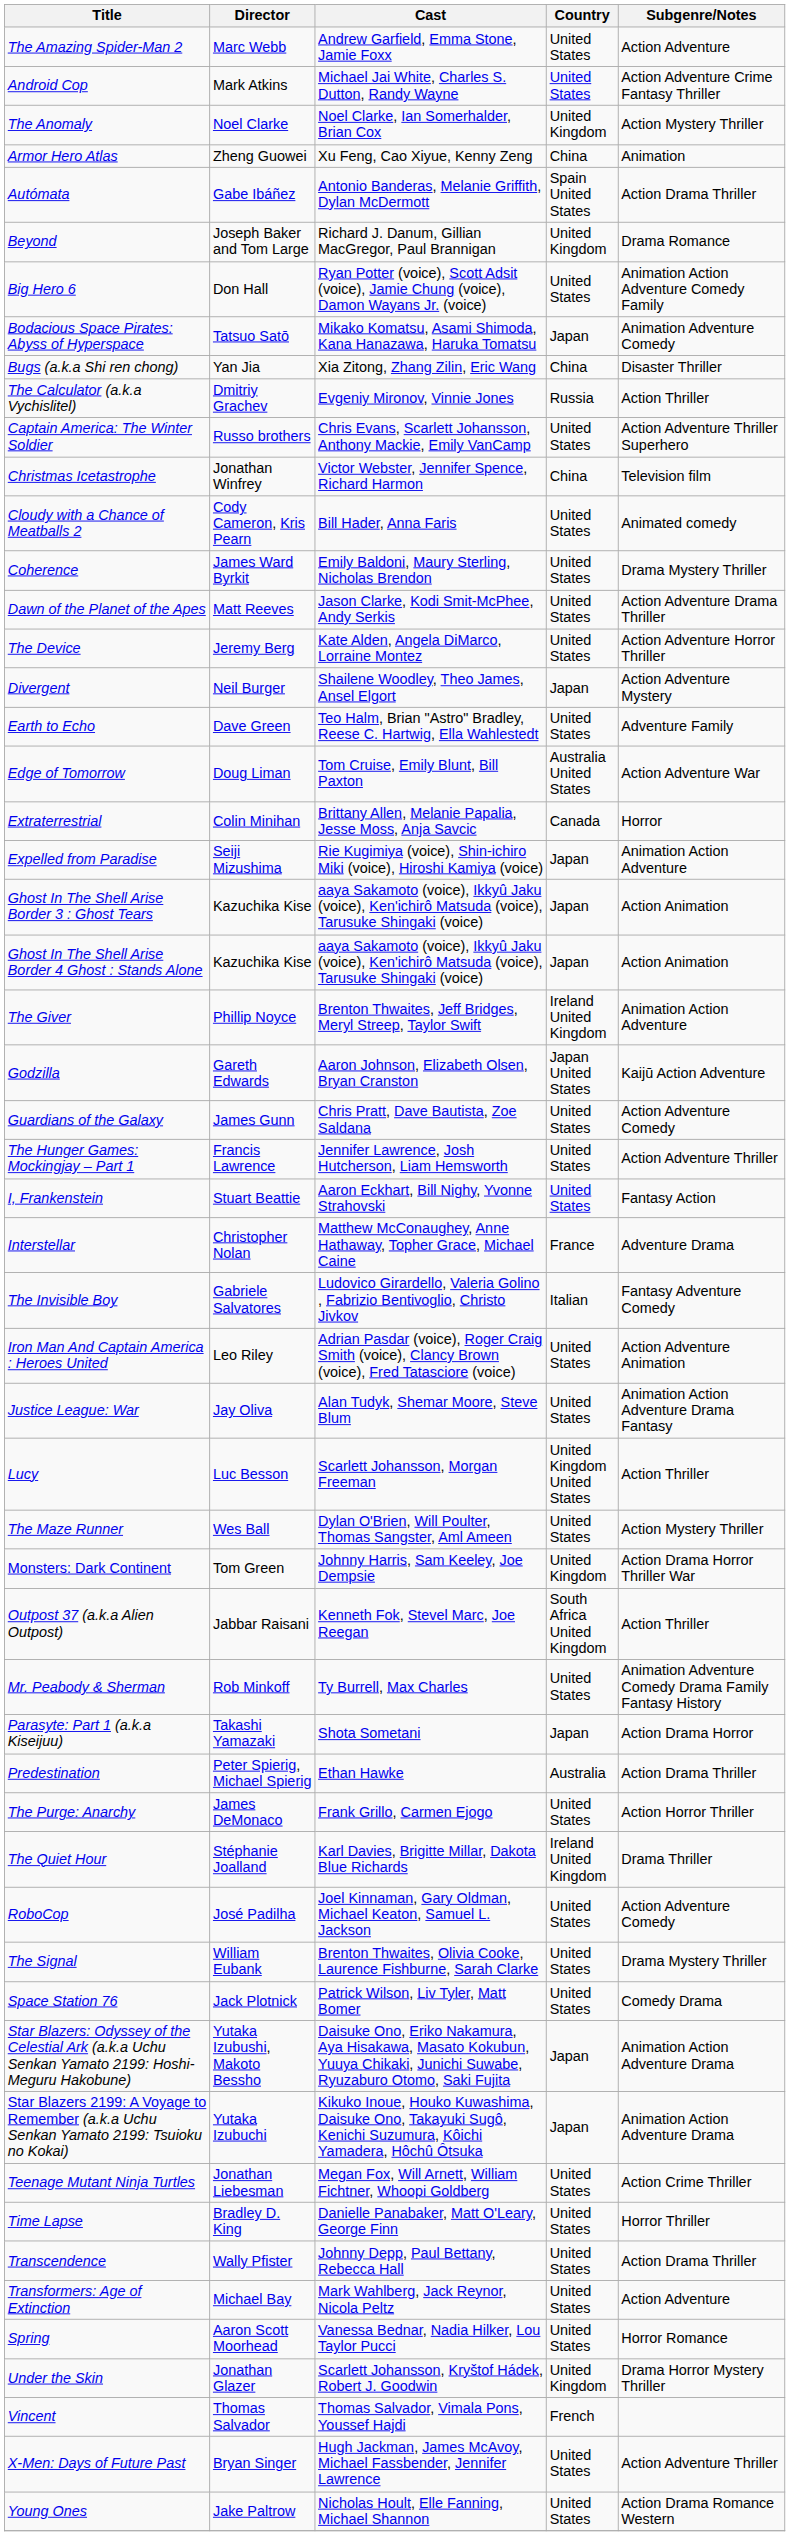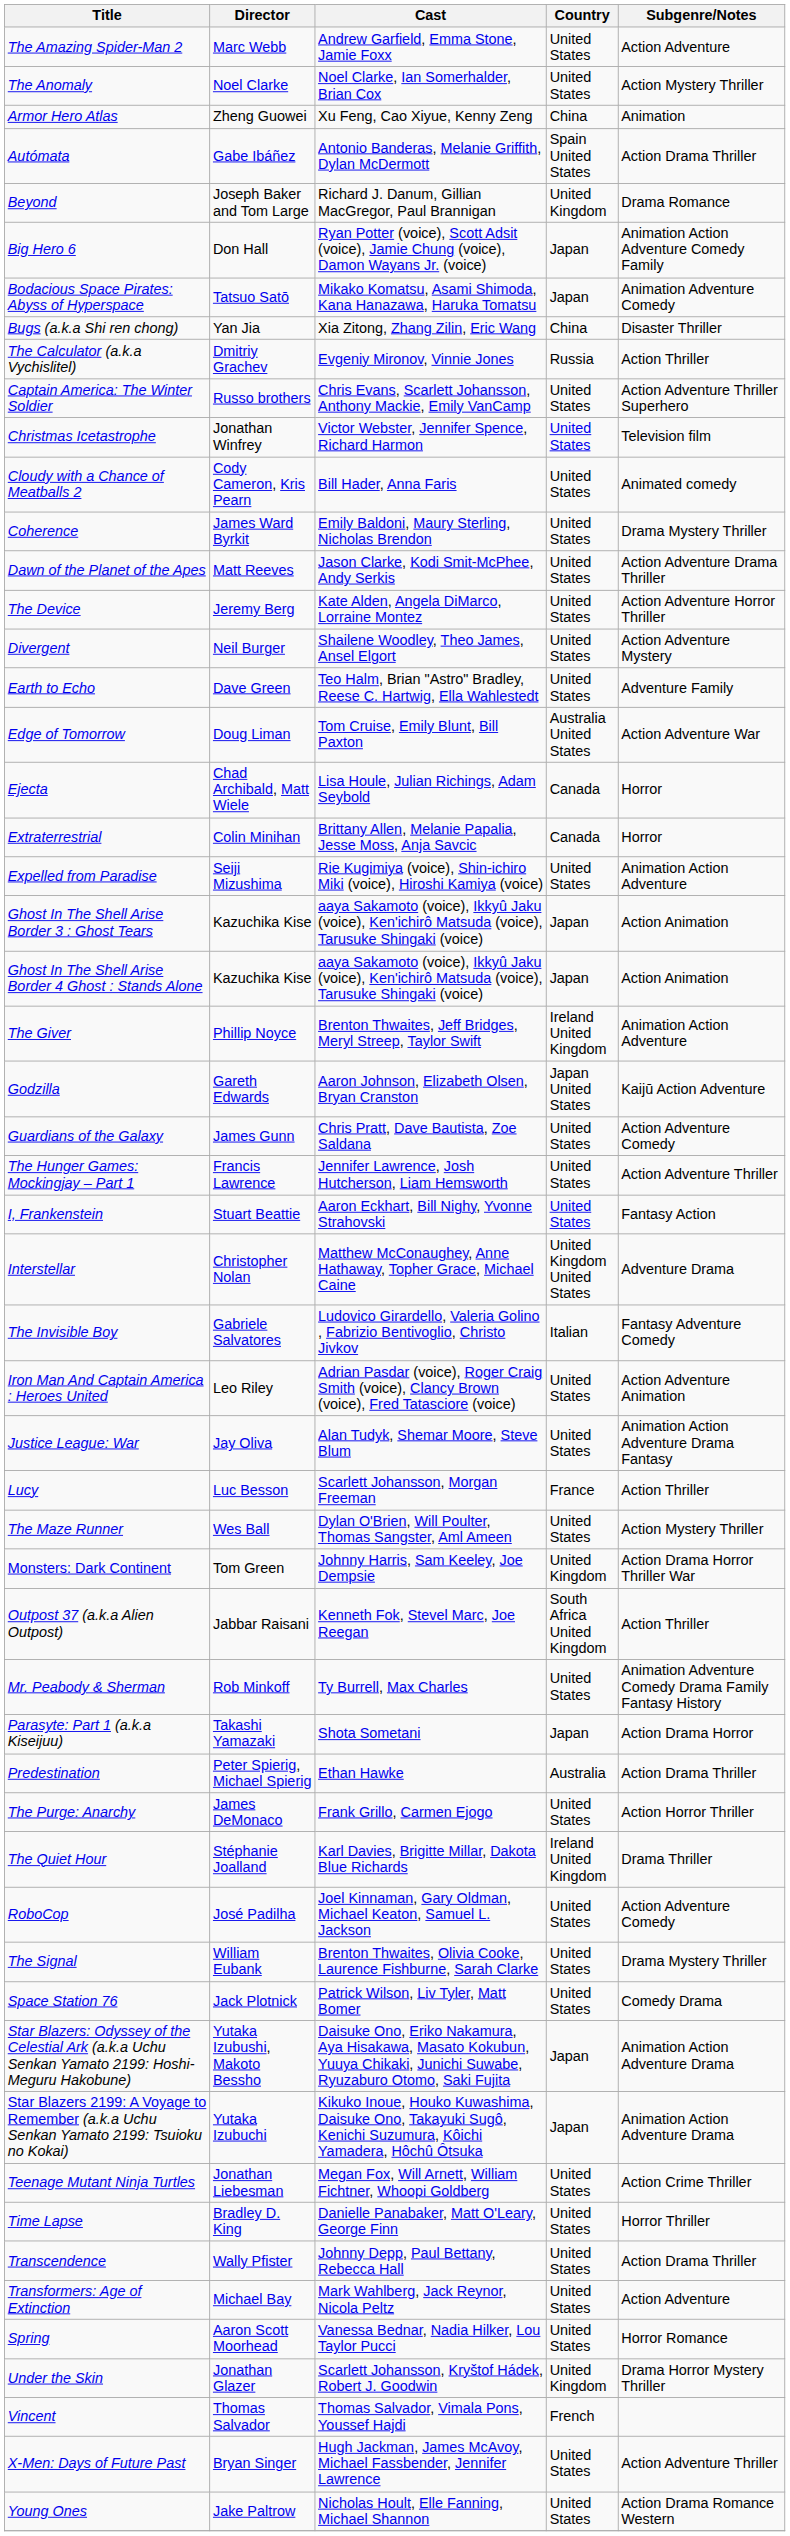- row: (48, 85)
(578, 124) United Kingdom -> (570, 85) United States
(570, 289) United States -> (569, 250) Japan
(568, 476) China -> (570, 437) United States
(569, 687) Japan -> (570, 648) United States
+ row: (28, 790)
(569, 860) Japan -> (570, 876) United States
(572, 1245) France -> (578, 1269) United Kingdom United States
(578, 1474) United Kingdom United States -> (572, 1490) France
